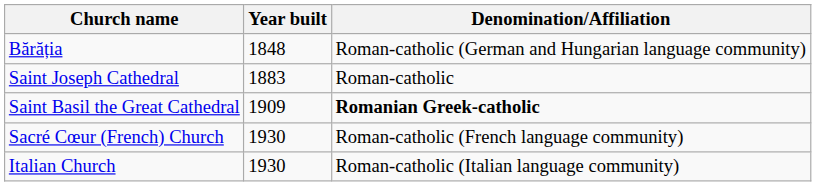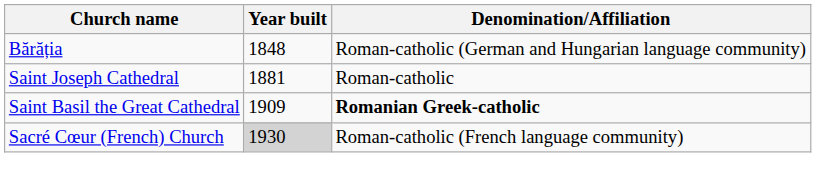(267, 78) 1883 -> (267, 78) 1881
(267, 136) no background -> (267, 136) lightgrey background
- row: (62, 166)
